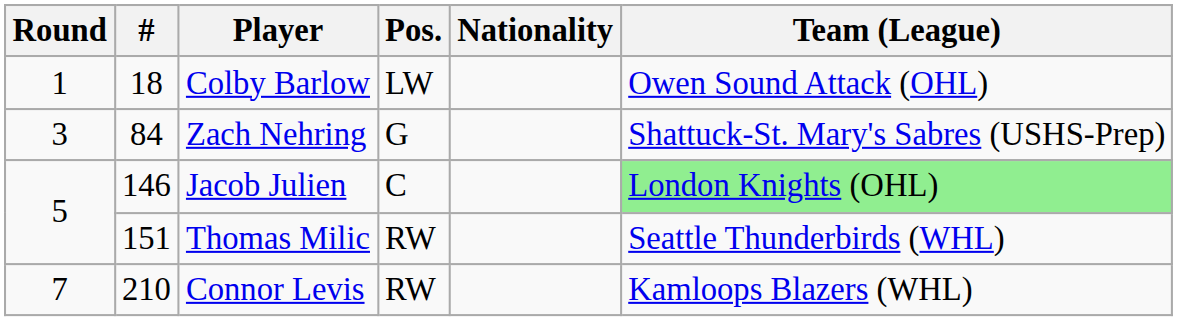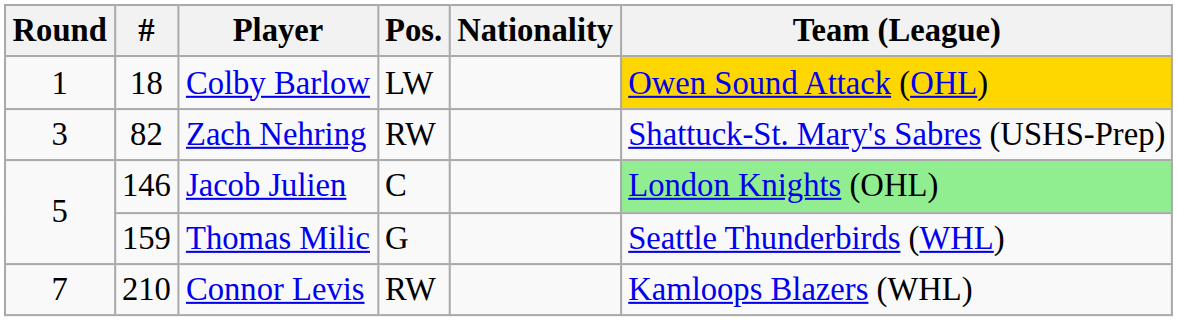(808, 82) no background -> (808, 82) gold background
(146, 133) 84 -> (146, 133) 82
(397, 133) G -> (410, 133) RW
(146, 237) 151 -> (146, 237) 159
(410, 237) RW -> (397, 237) G
